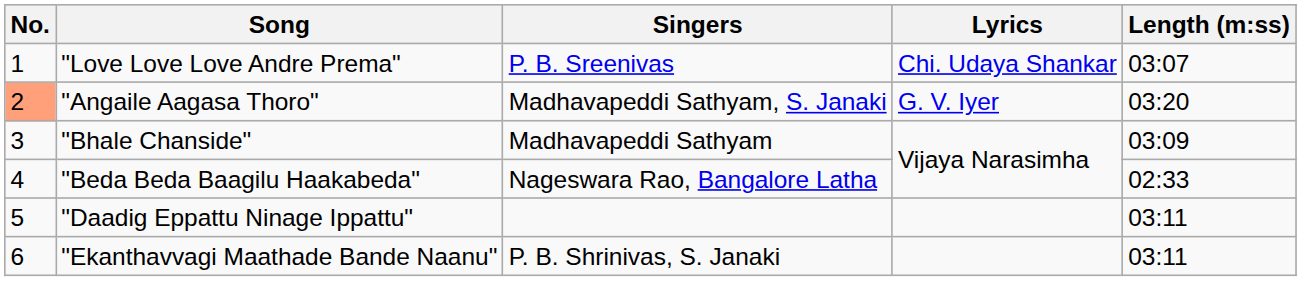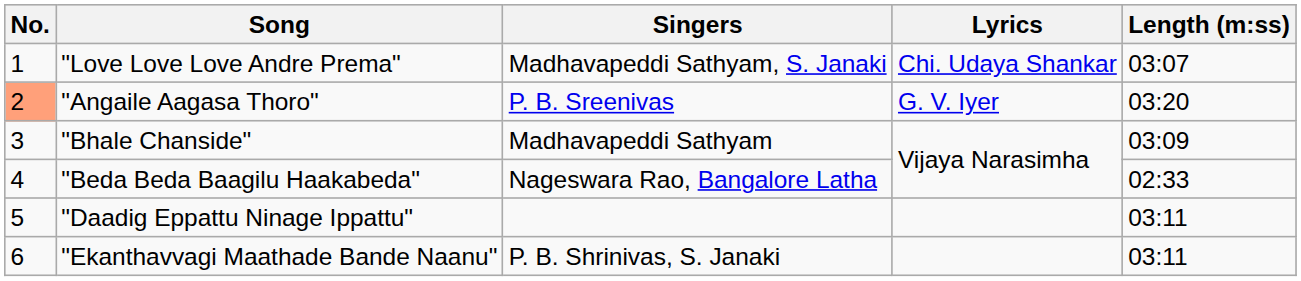(591, 63) P. B. Sreenivas -> (698, 63) Madhavapeddi Sathyam, S. Janaki
(698, 102) Madhavapeddi Sathyam, S. Janaki -> (591, 102) P. B. Sreenivas
